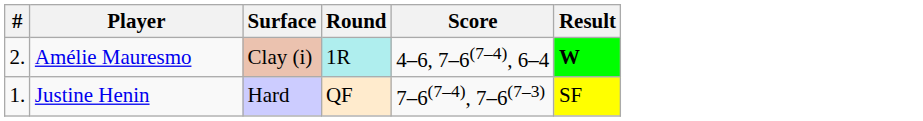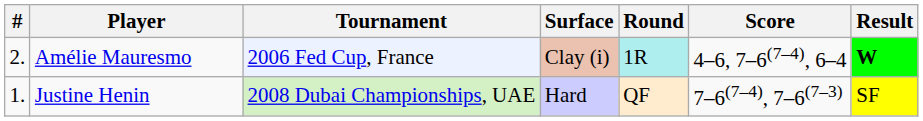+ column: (391, 21)
